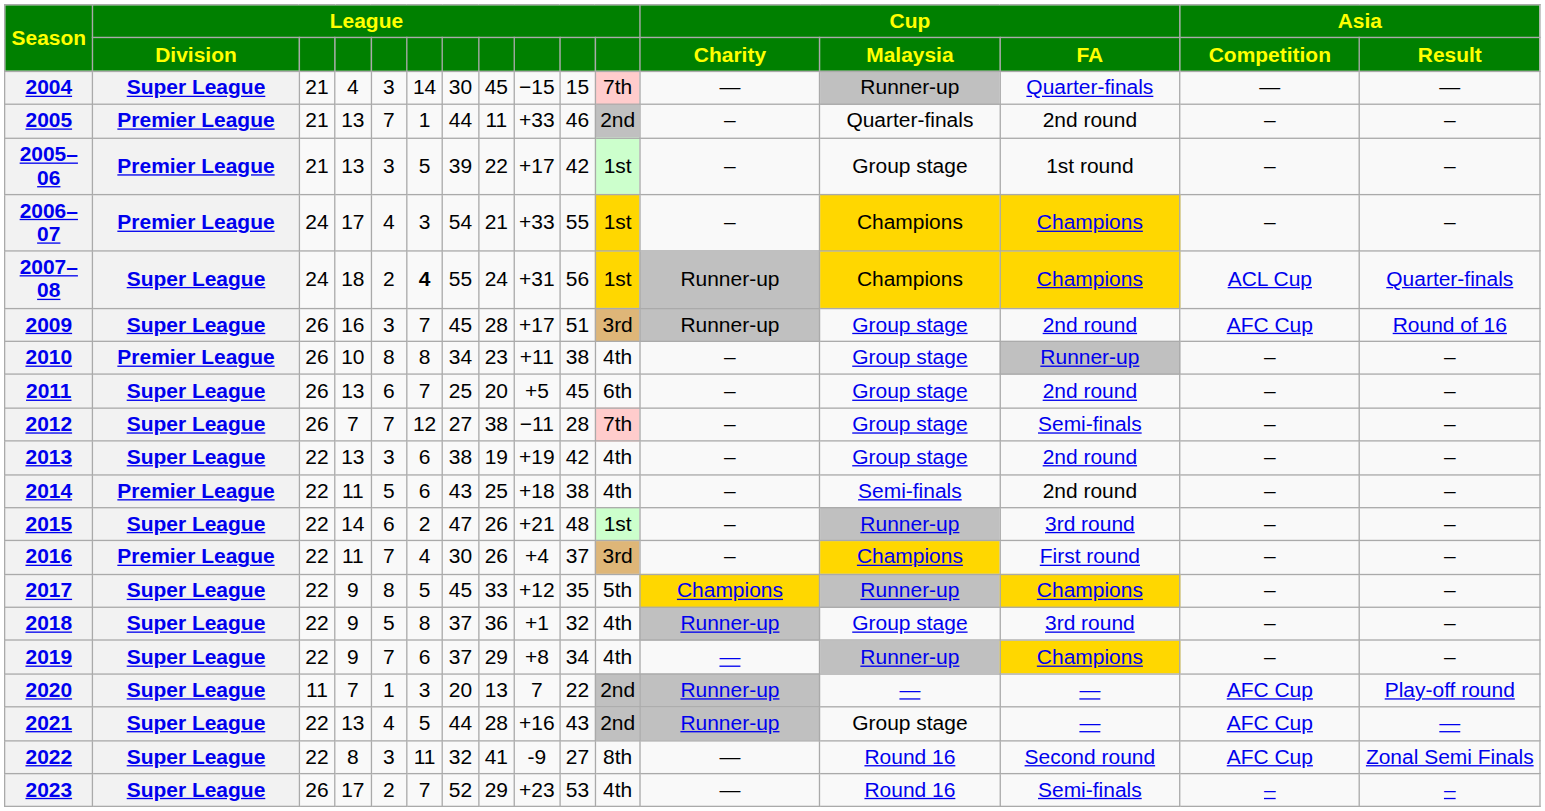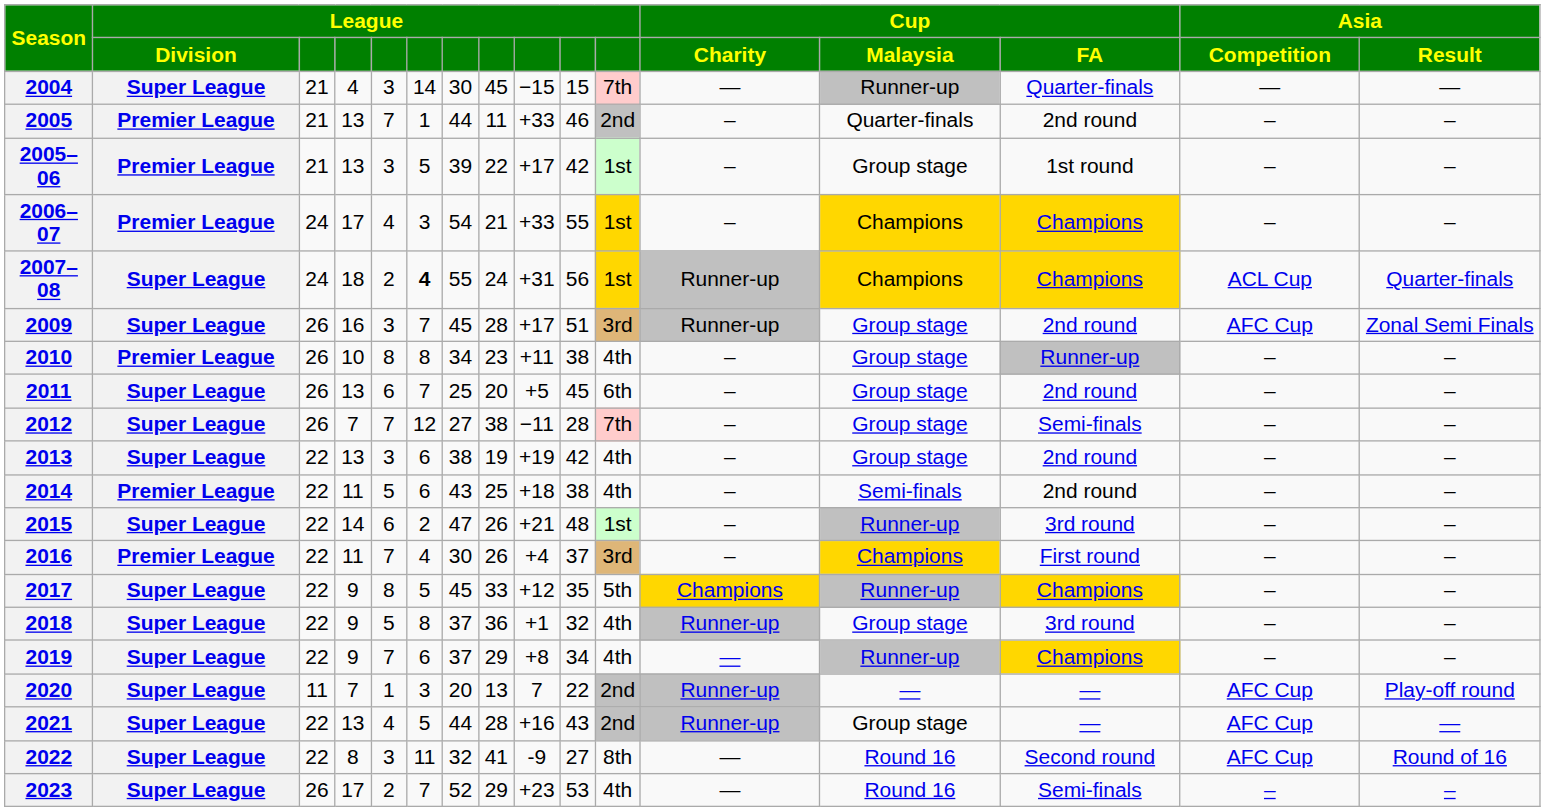(1450, 324) Round of 16 -> (1450, 324) Zonal Semi Finals
(1450, 756) Zonal Semi Finals -> (1450, 756) Round of 16
